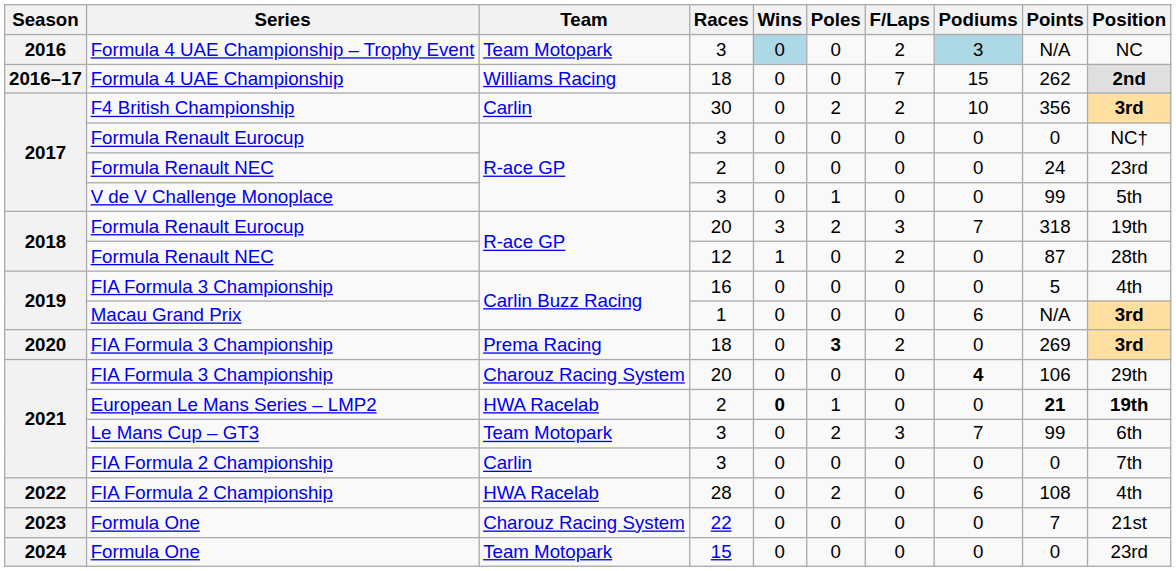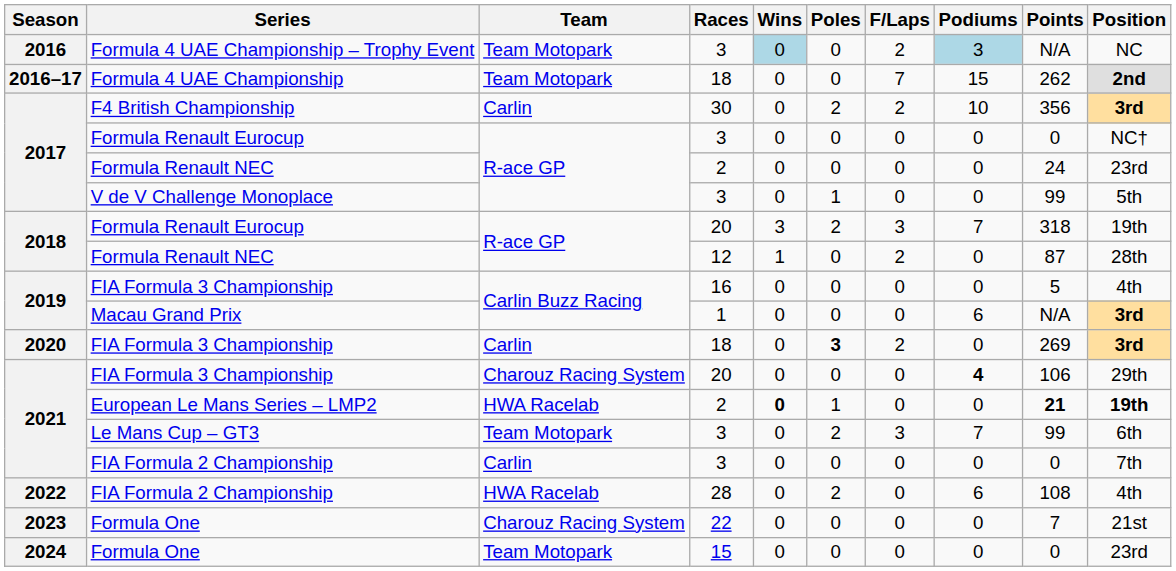(550, 79) Williams Racing -> (548, 79) Team Motopark
(542, 345) Prema Racing -> (508, 345) Carlin
